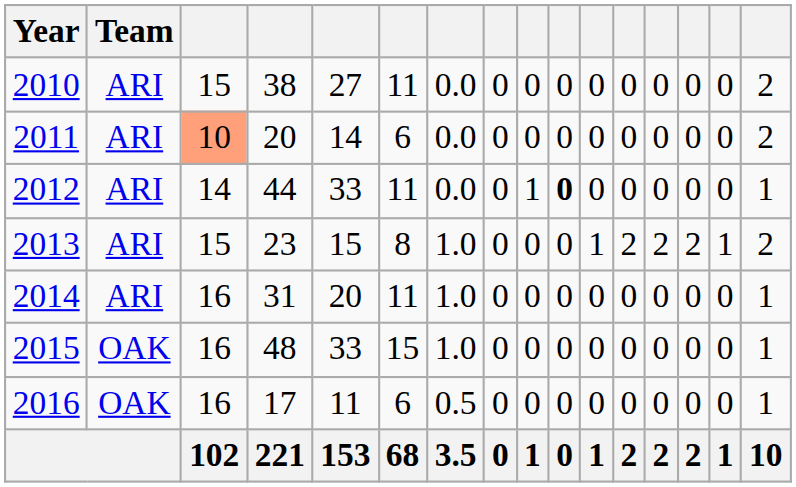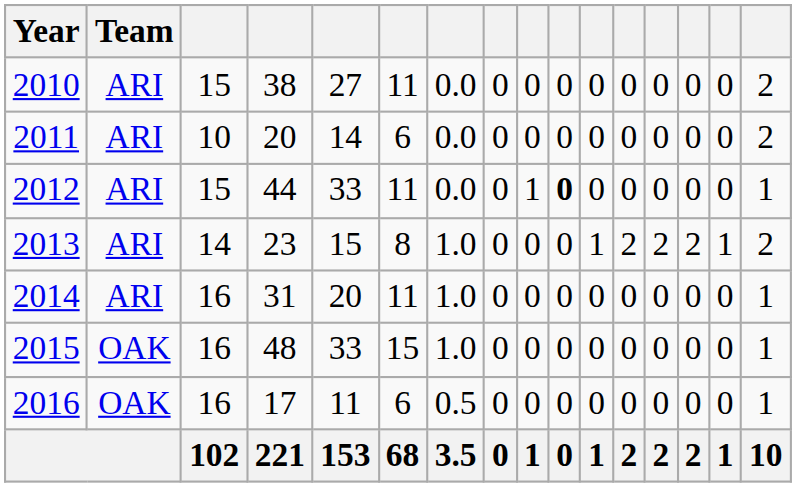(214, 137) lightsalmon background -> (214, 137) no background
(214, 190) 14 -> (214, 190) 15
(214, 243) 15 -> (214, 243) 14
